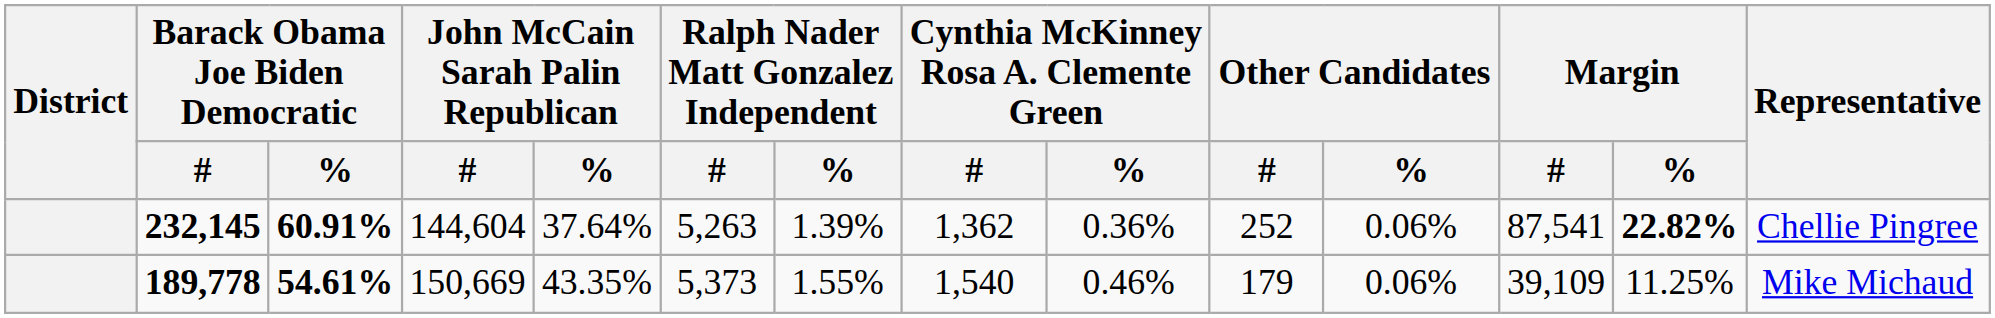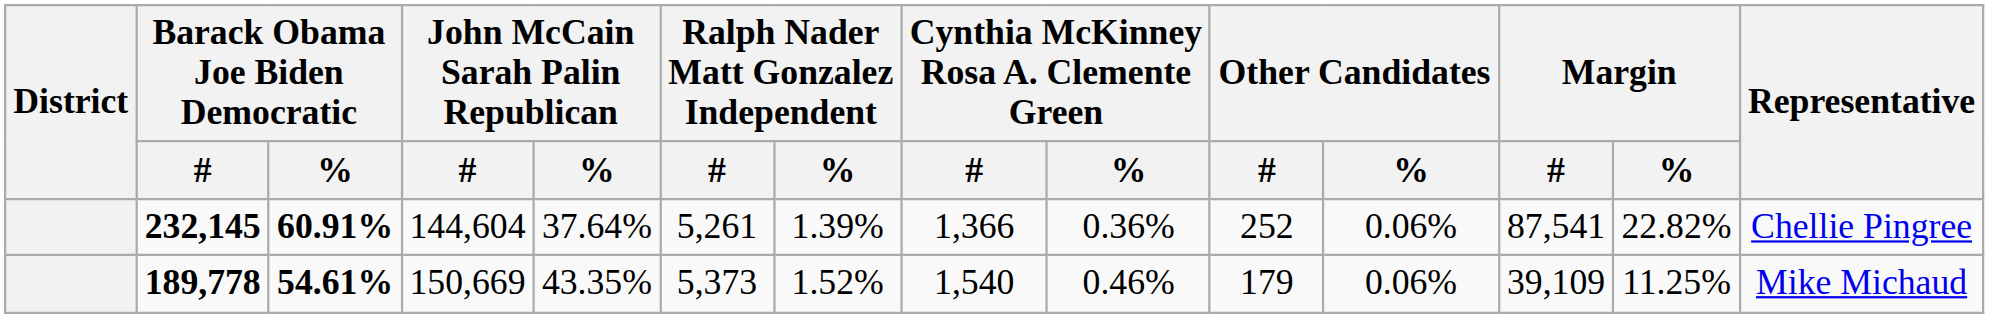(717, 226) 5,263 -> (717, 226) 5,261
(974, 226) 1,362 -> (974, 226) 1,366
(1679, 226) bold -> (1677, 226) normal
(838, 282) 1.55% -> (838, 282) 1.52%
